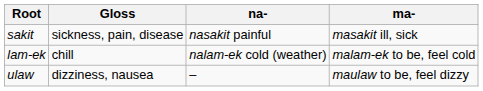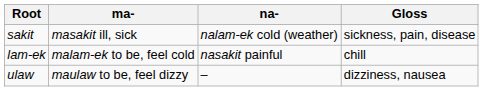columns swapped: (117, 14) <-> (404, 14)
(230, 34) nasakit painful -> (269, 34) nalam-ek cold (weather)
(258, 55) nalam-ek cold (weather) -> (241, 55) nasakit painful
